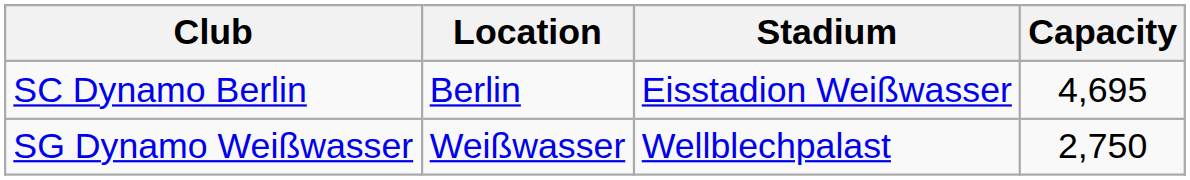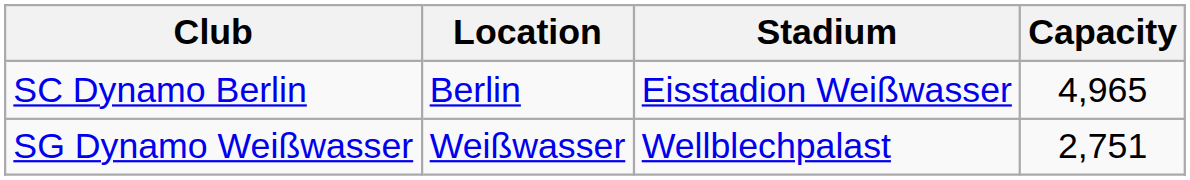(1103, 89) 4,695 -> (1103, 89) 4,965
(1103, 145) 2,750 -> (1103, 145) 2,751
